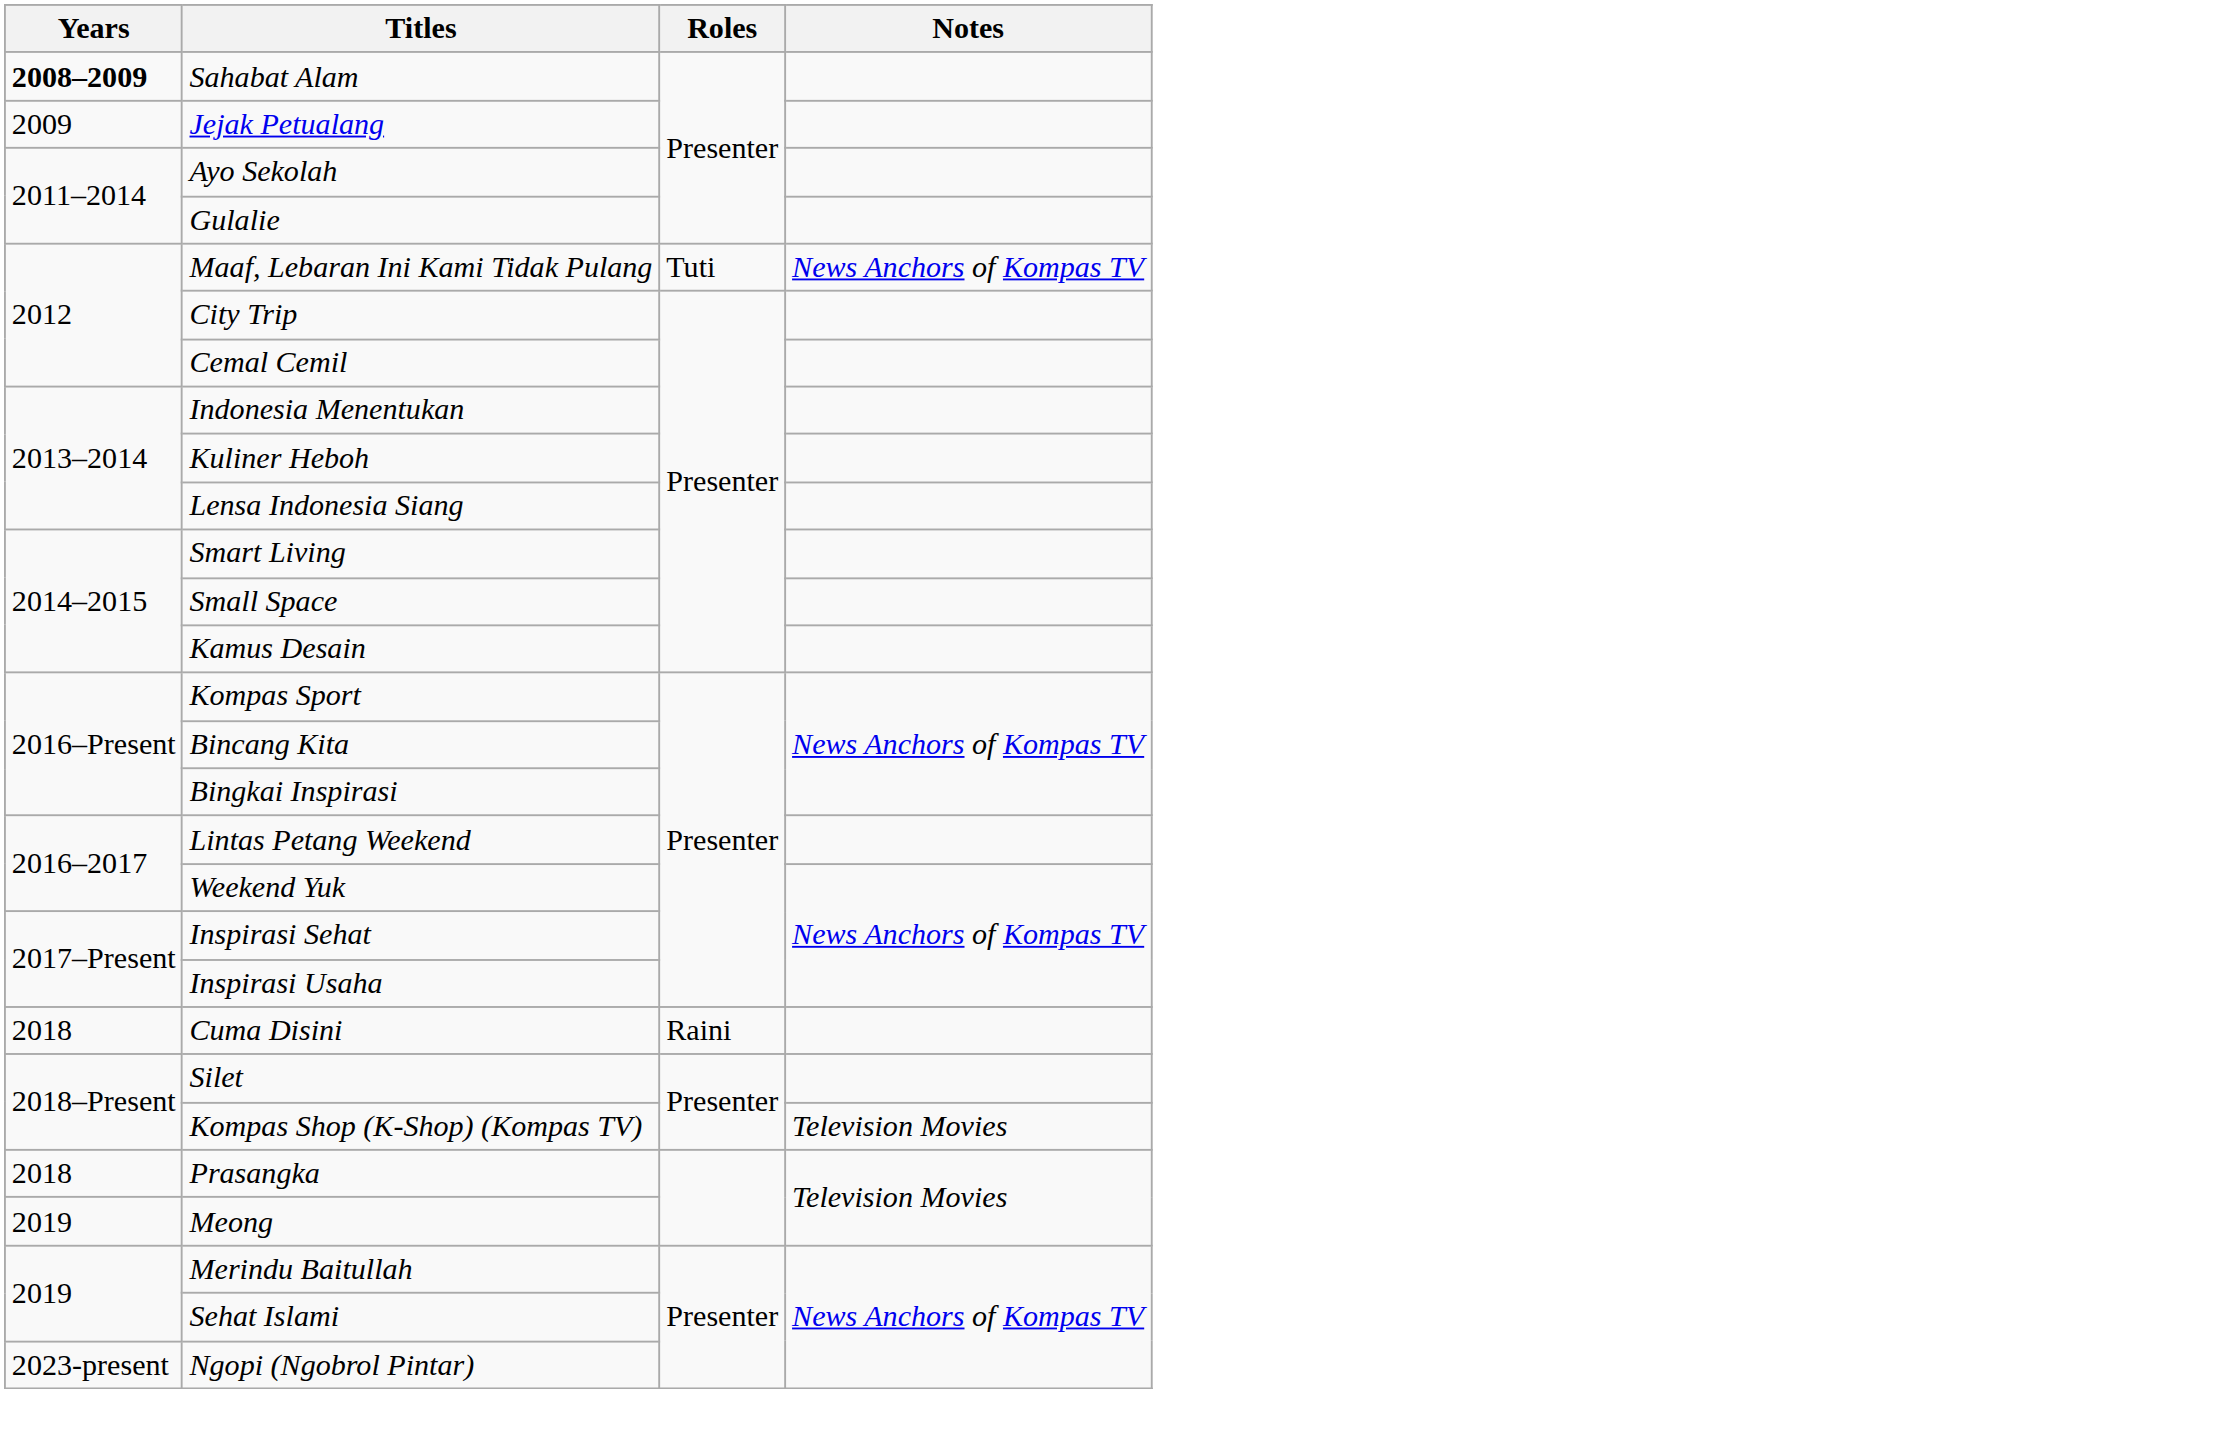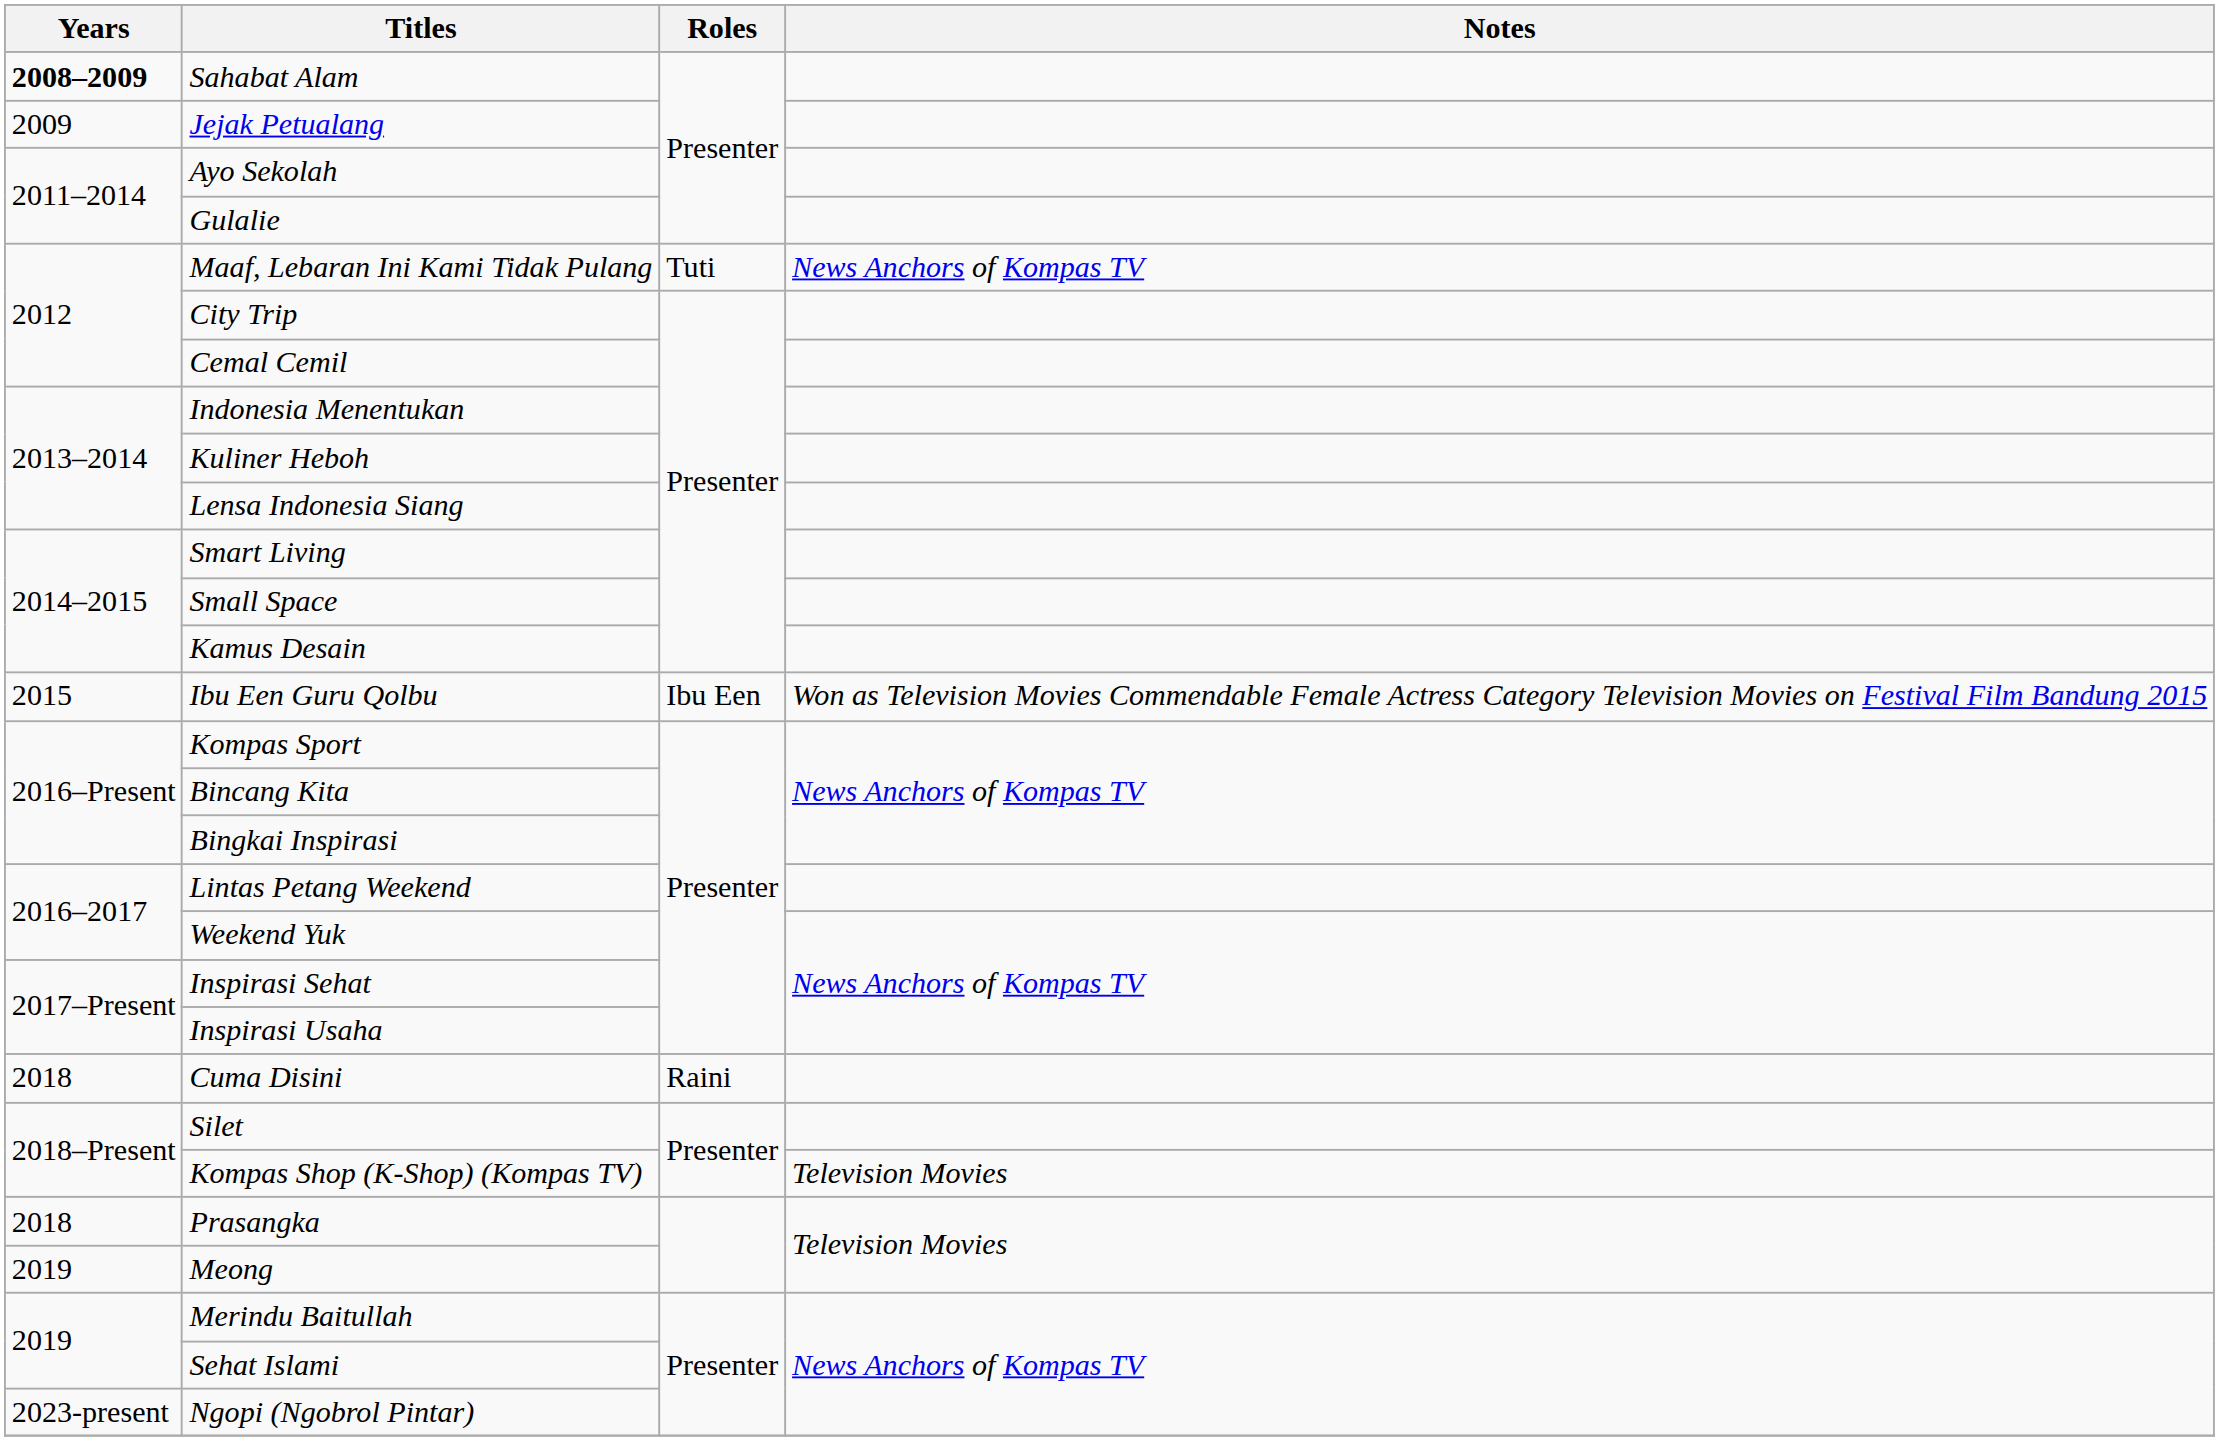+ row: (314, 696)
